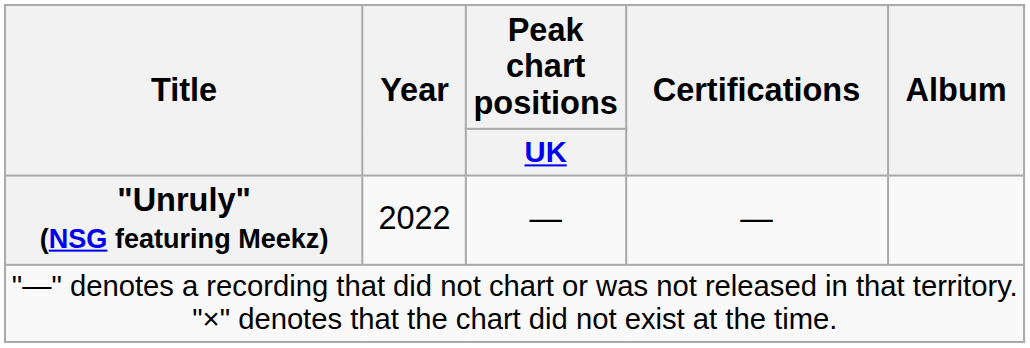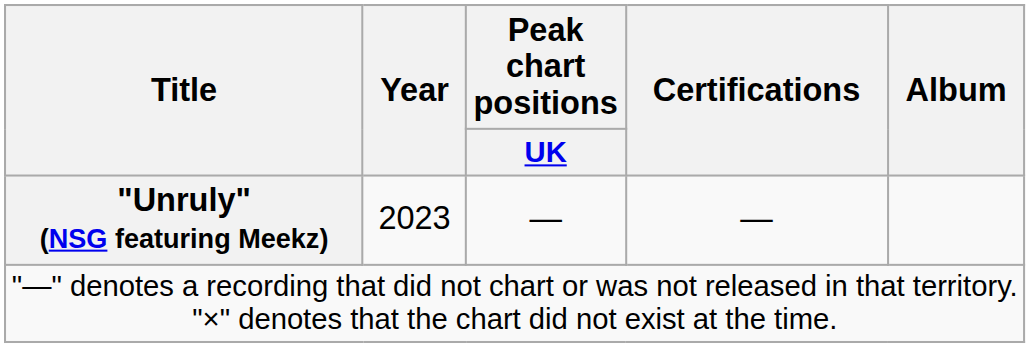(415, 219) 2022 -> (415, 219) 2023
